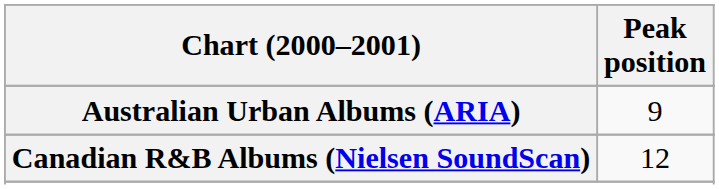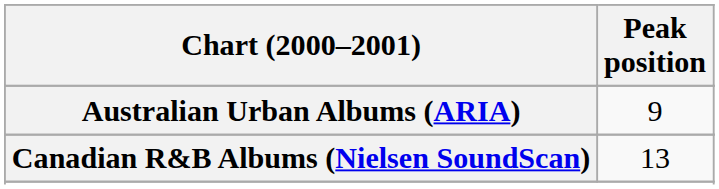(655, 157) 12 -> (655, 157) 13
